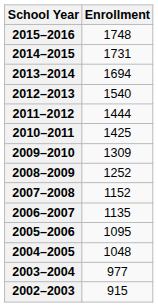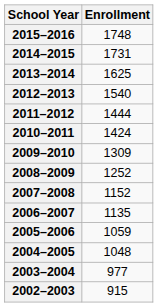(117, 74) 1694 -> (117, 74) 1625
(117, 133) 1425 -> (117, 133) 1424
(117, 232) 1095 -> (117, 232) 1059
